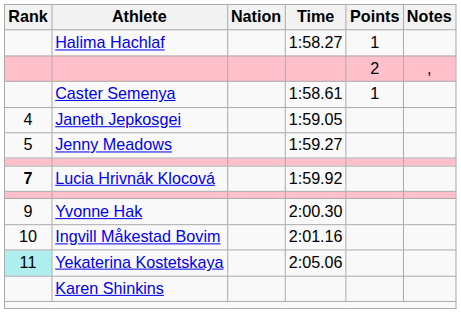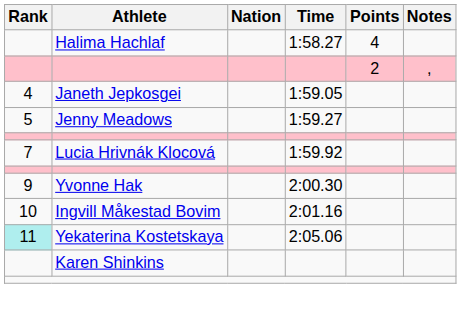(375, 42) 1 -> (375, 42) 4
- row: (115, 94)
(28, 178) bold -> (28, 152) normal
